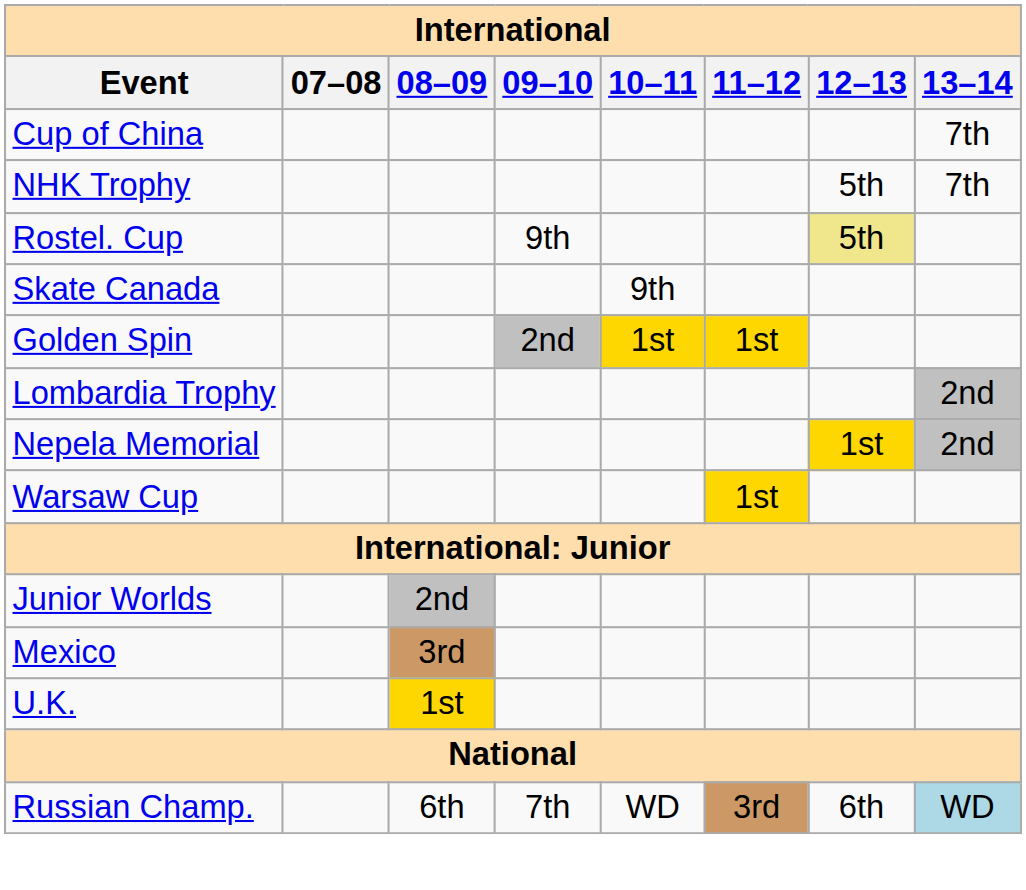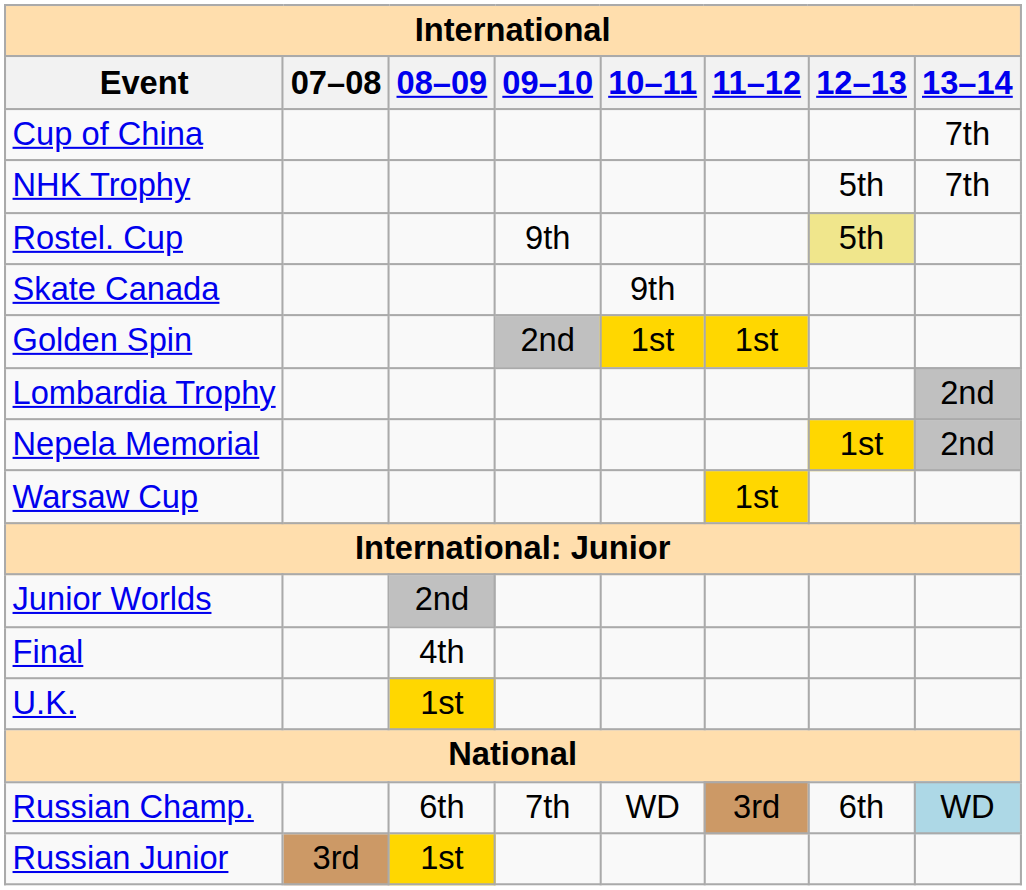+ row: (48, 651)
- row: (64, 651)
+ row: (120, 858)
